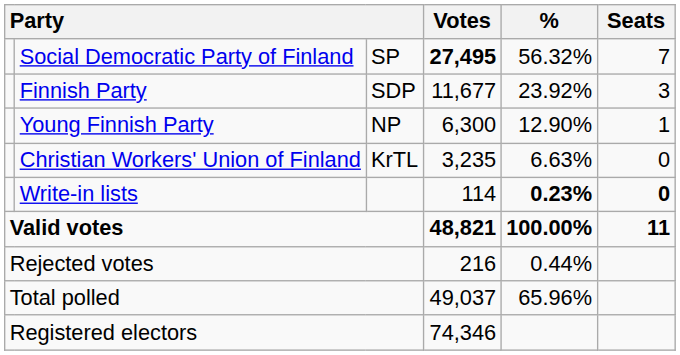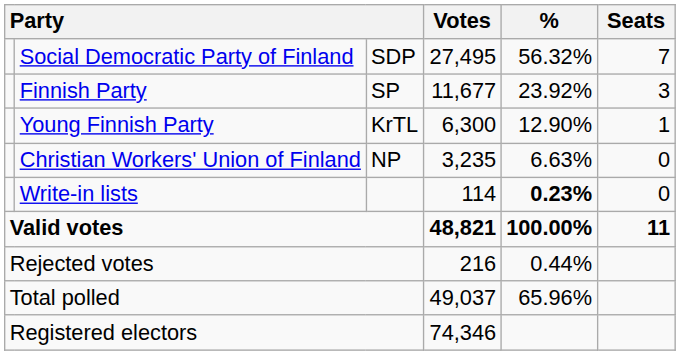(385, 56) SP -> (393, 56) SDP
(463, 56) bold -> (463, 56) normal
(393, 90) SDP -> (385, 90) SP
(386, 125) NP -> (395, 125) KrTL
(395, 159) KrTL -> (386, 159) NP
(664, 194) bold -> (664, 194) normal
